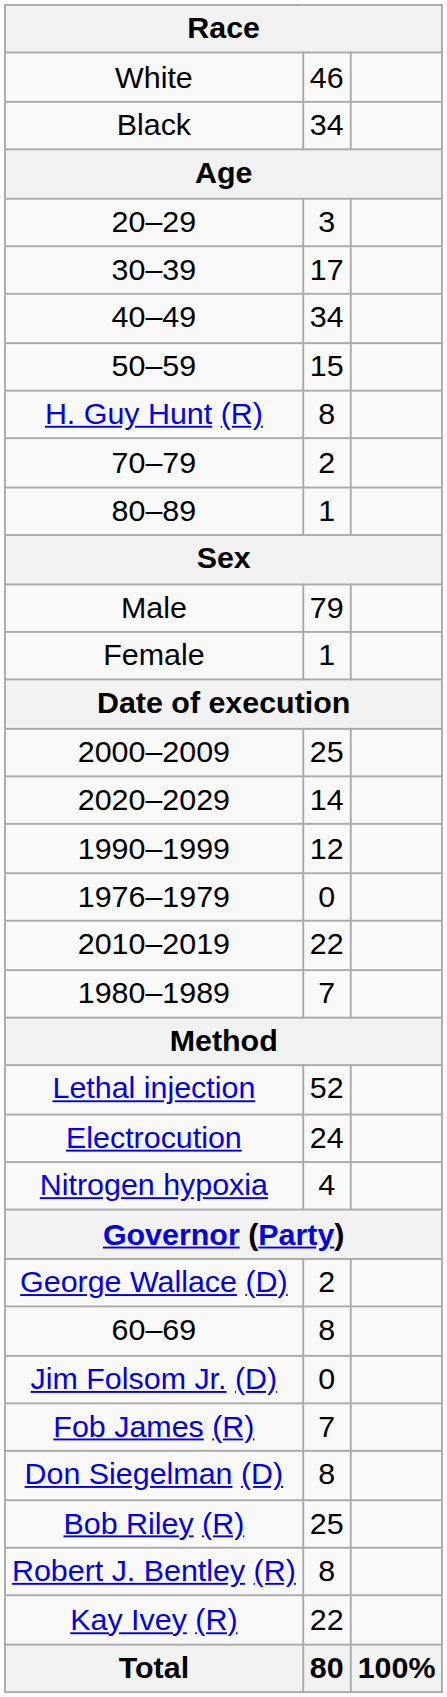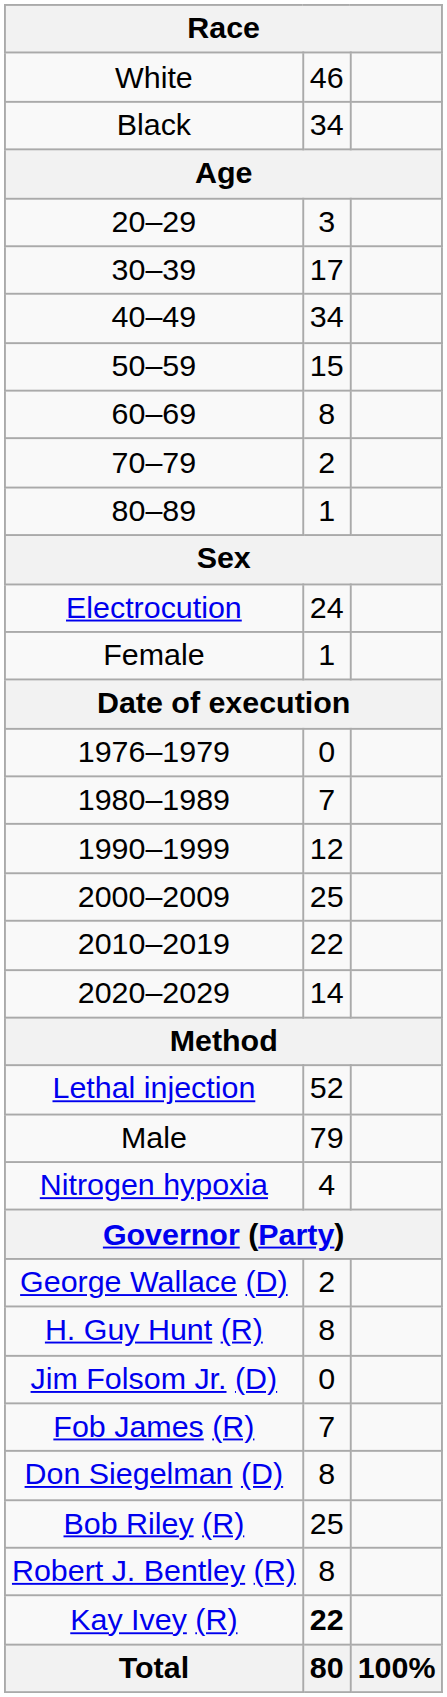rows swapped: (154, 1330) <-> (154, 414)
rows swapped: (154, 607) <-> (154, 1137)
rows swapped: (154, 896) <-> (154, 751)
rows swapped: (154, 992) <-> (154, 800)
(327, 1619) normal -> (327, 1619) bold
